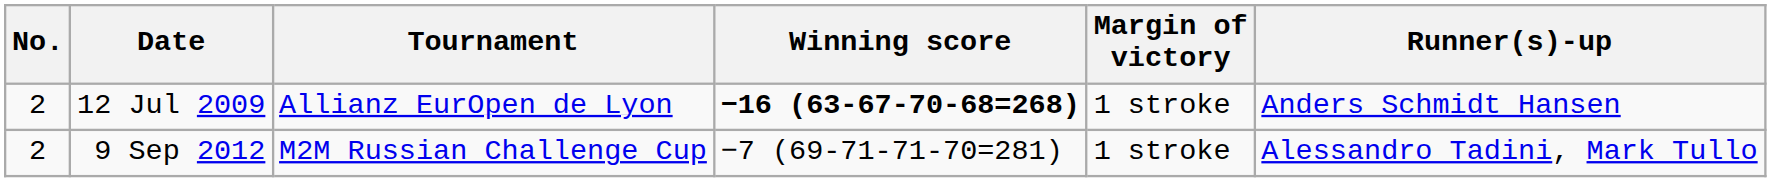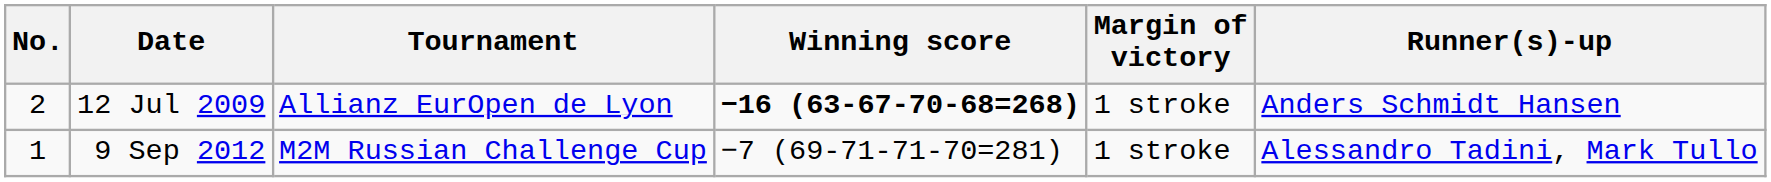(38, 153) 2 -> (38, 153) 1
